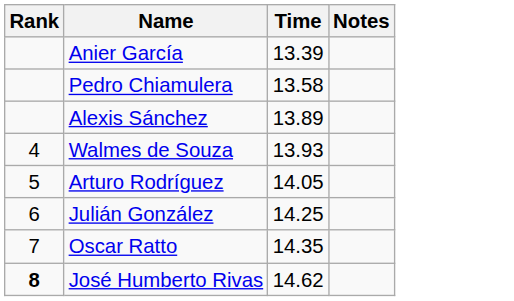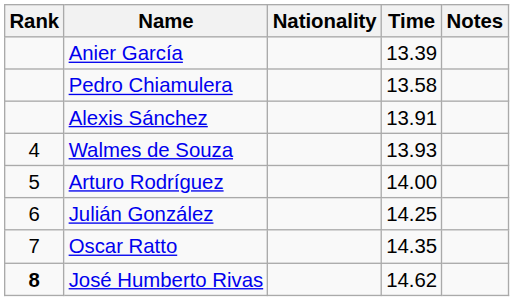+ column: (325, 21)
(298, 118) 13.89 -> (412, 118) 13.91
(298, 182) 14.05 -> (412, 182) 14.00
